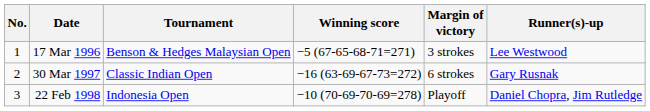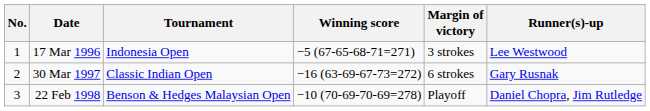(198, 52) Benson & Hedges Malaysian Open -> (147, 52) Indonesia Open
(147, 95) Indonesia Open -> (198, 95) Benson & Hedges Malaysian Open
